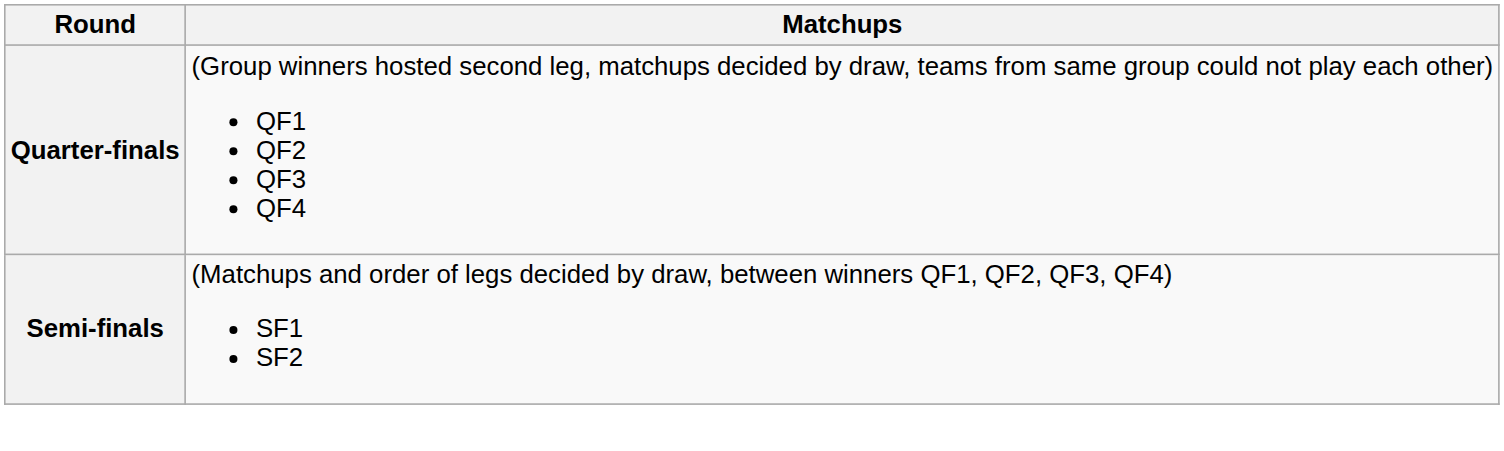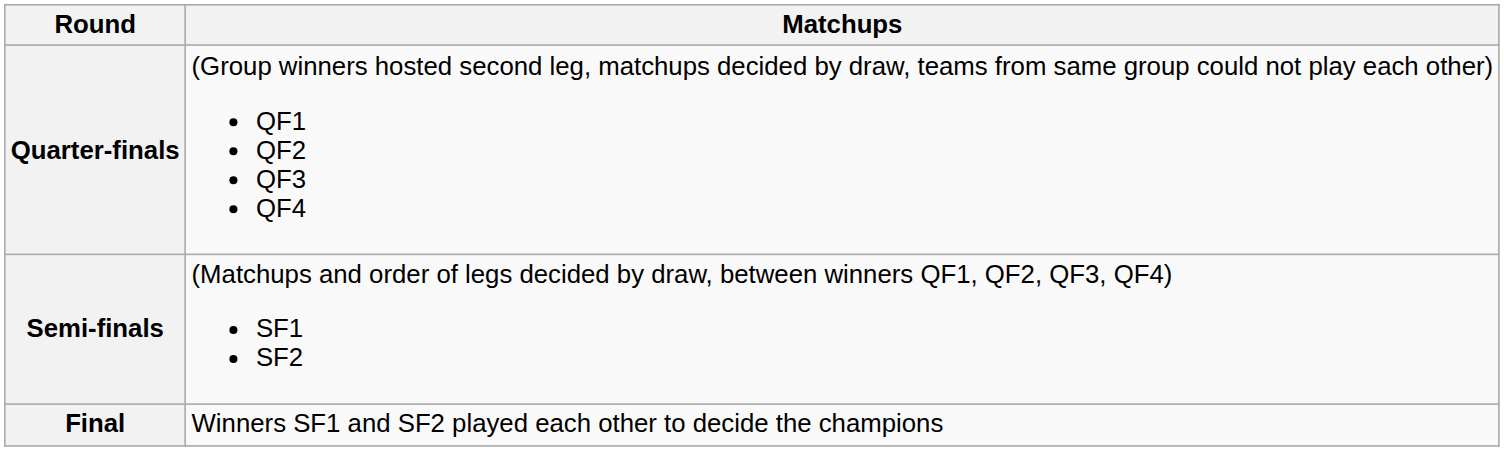+ row: (95, 424)
